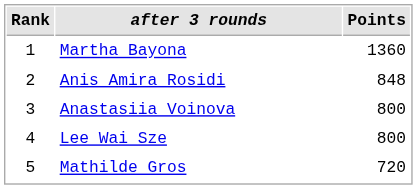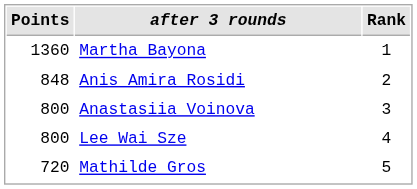columns swapped: (30, 21) <-> (377, 21)
